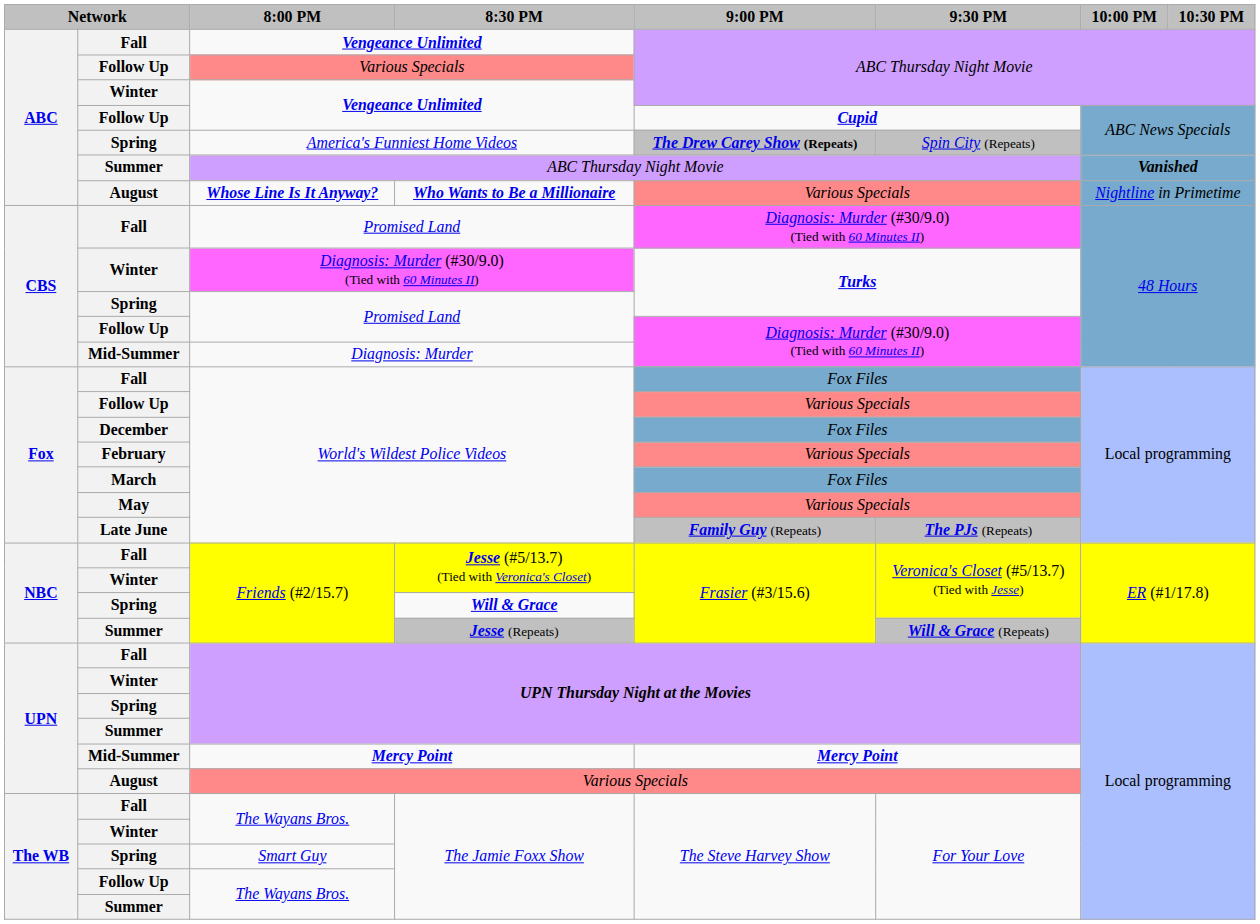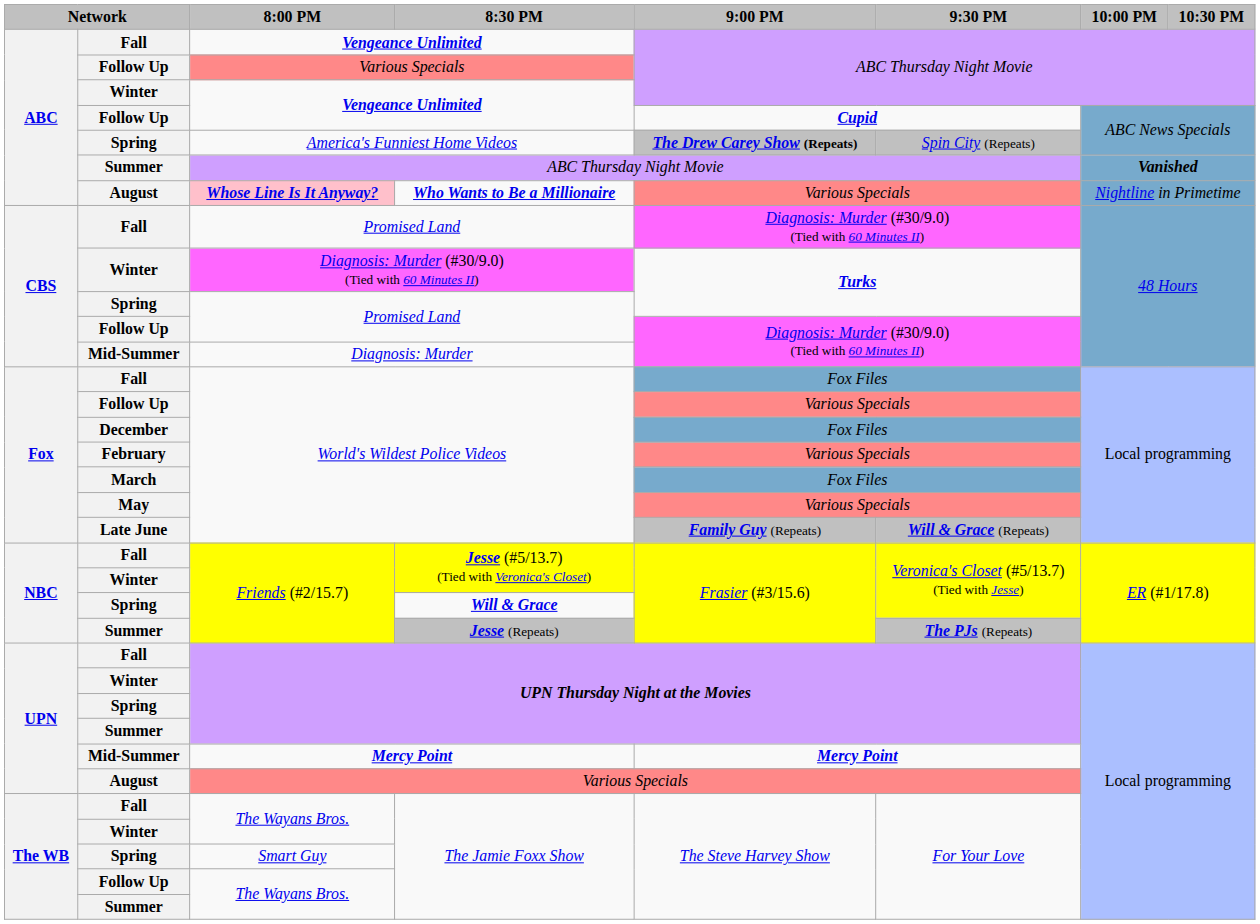(292, 192) no background -> (292, 192) pink background
(978, 530) The PJs (Repeats) -> (978, 530) Will & Grace (Repeats)
(978, 630) Will & Grace (Repeats) -> (978, 630) The PJs (Repeats)
